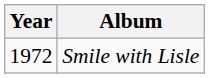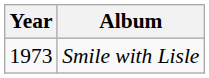(31, 55) 1972 -> (31, 55) 1973
